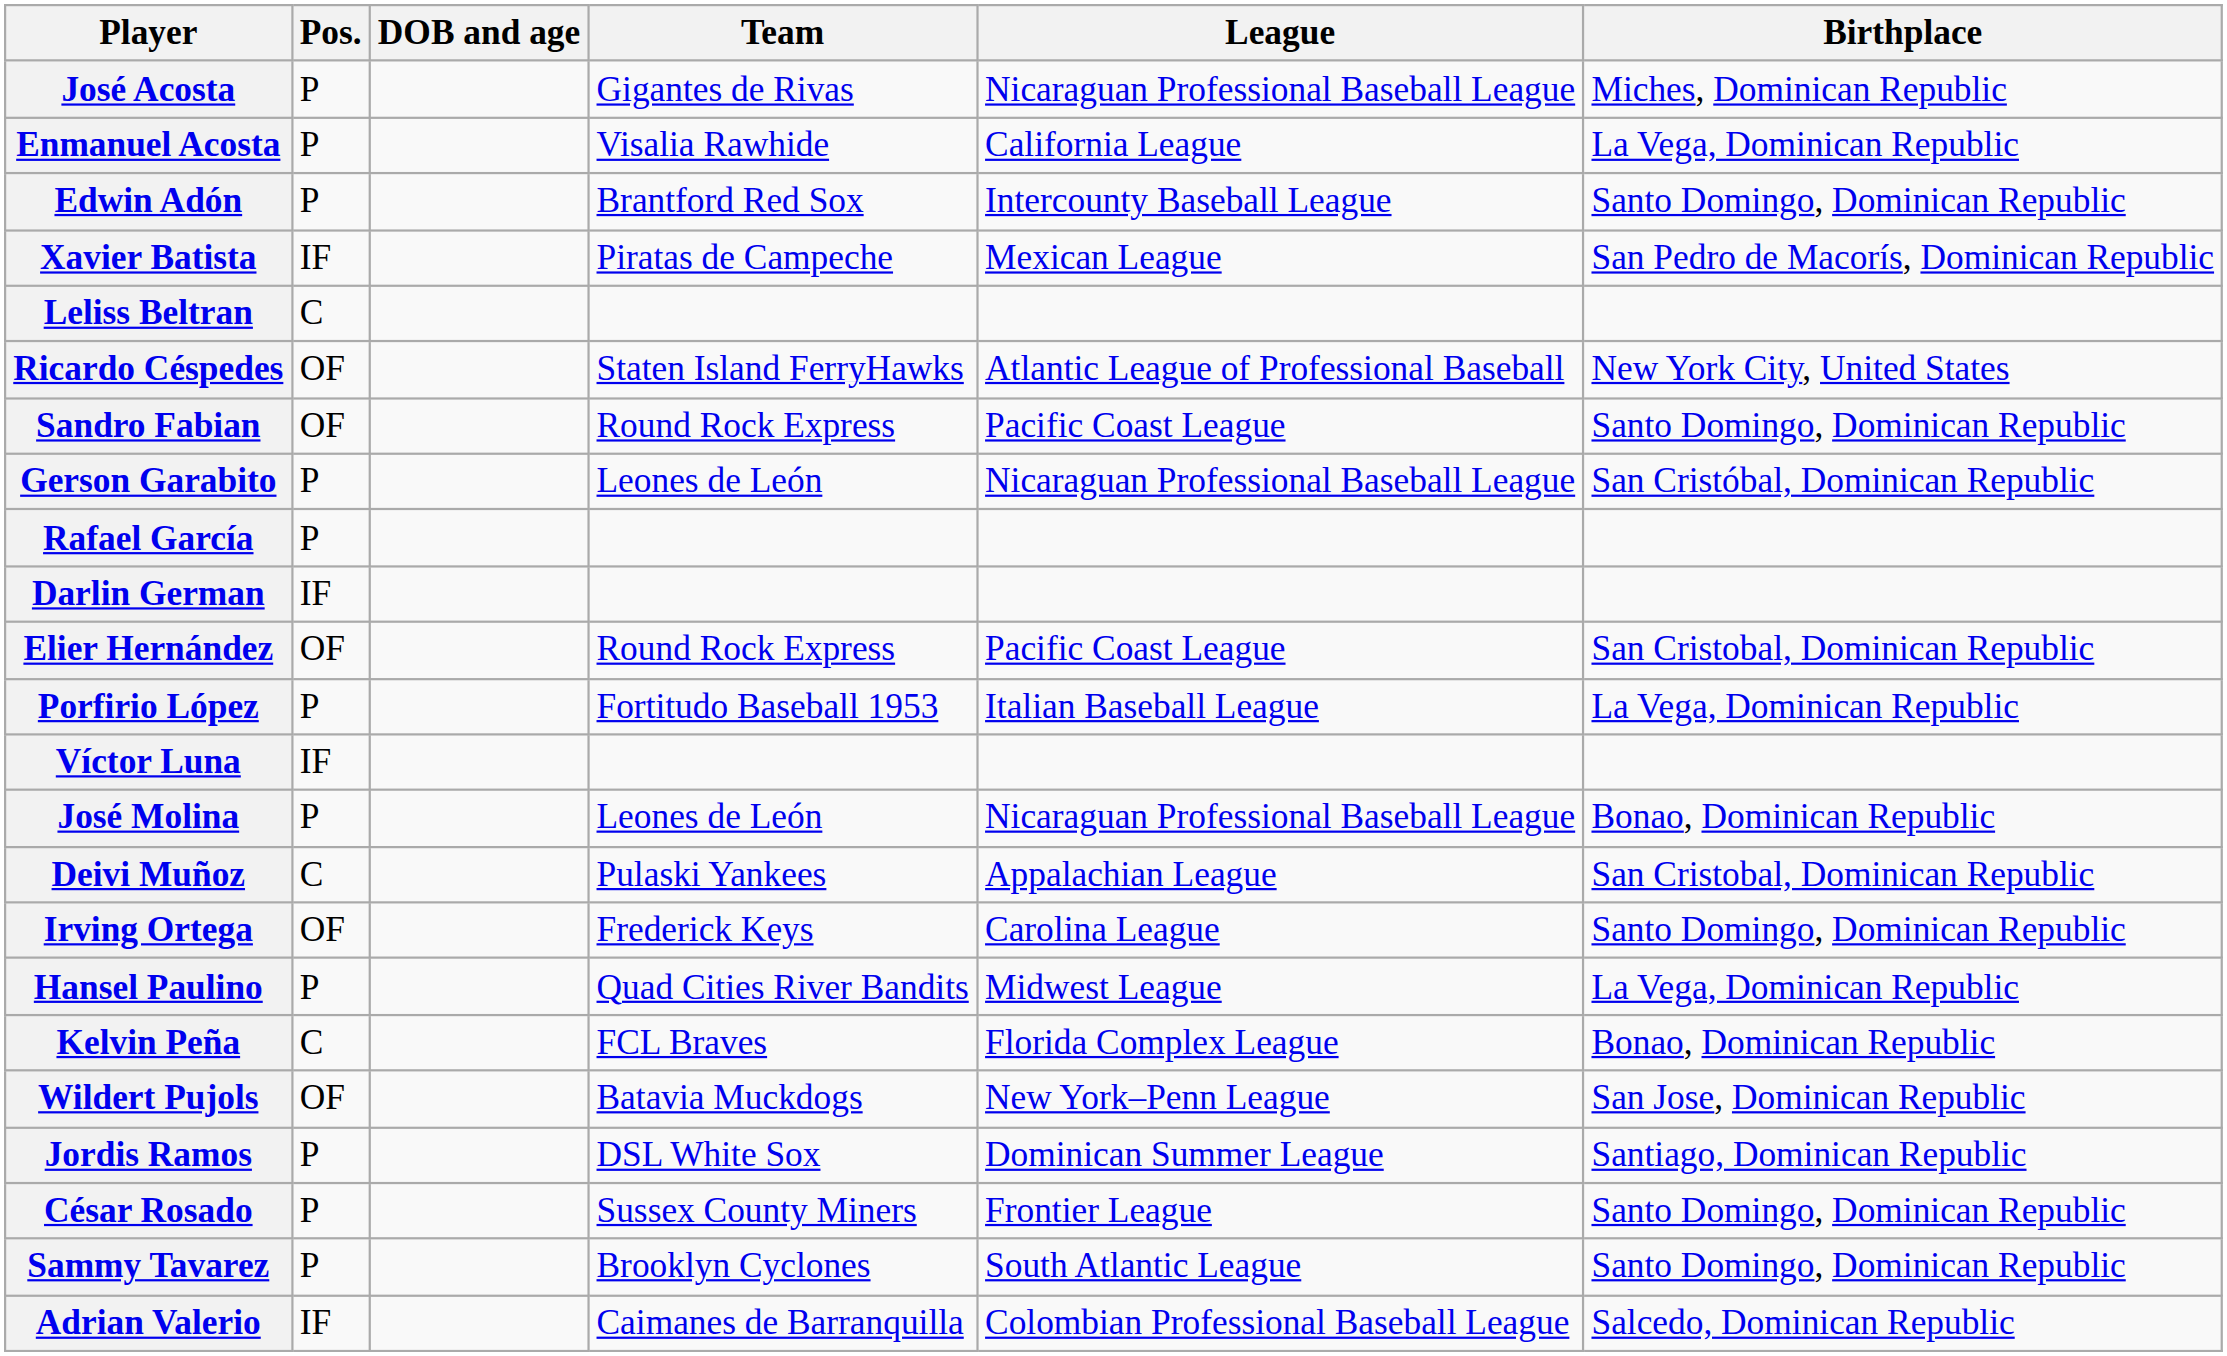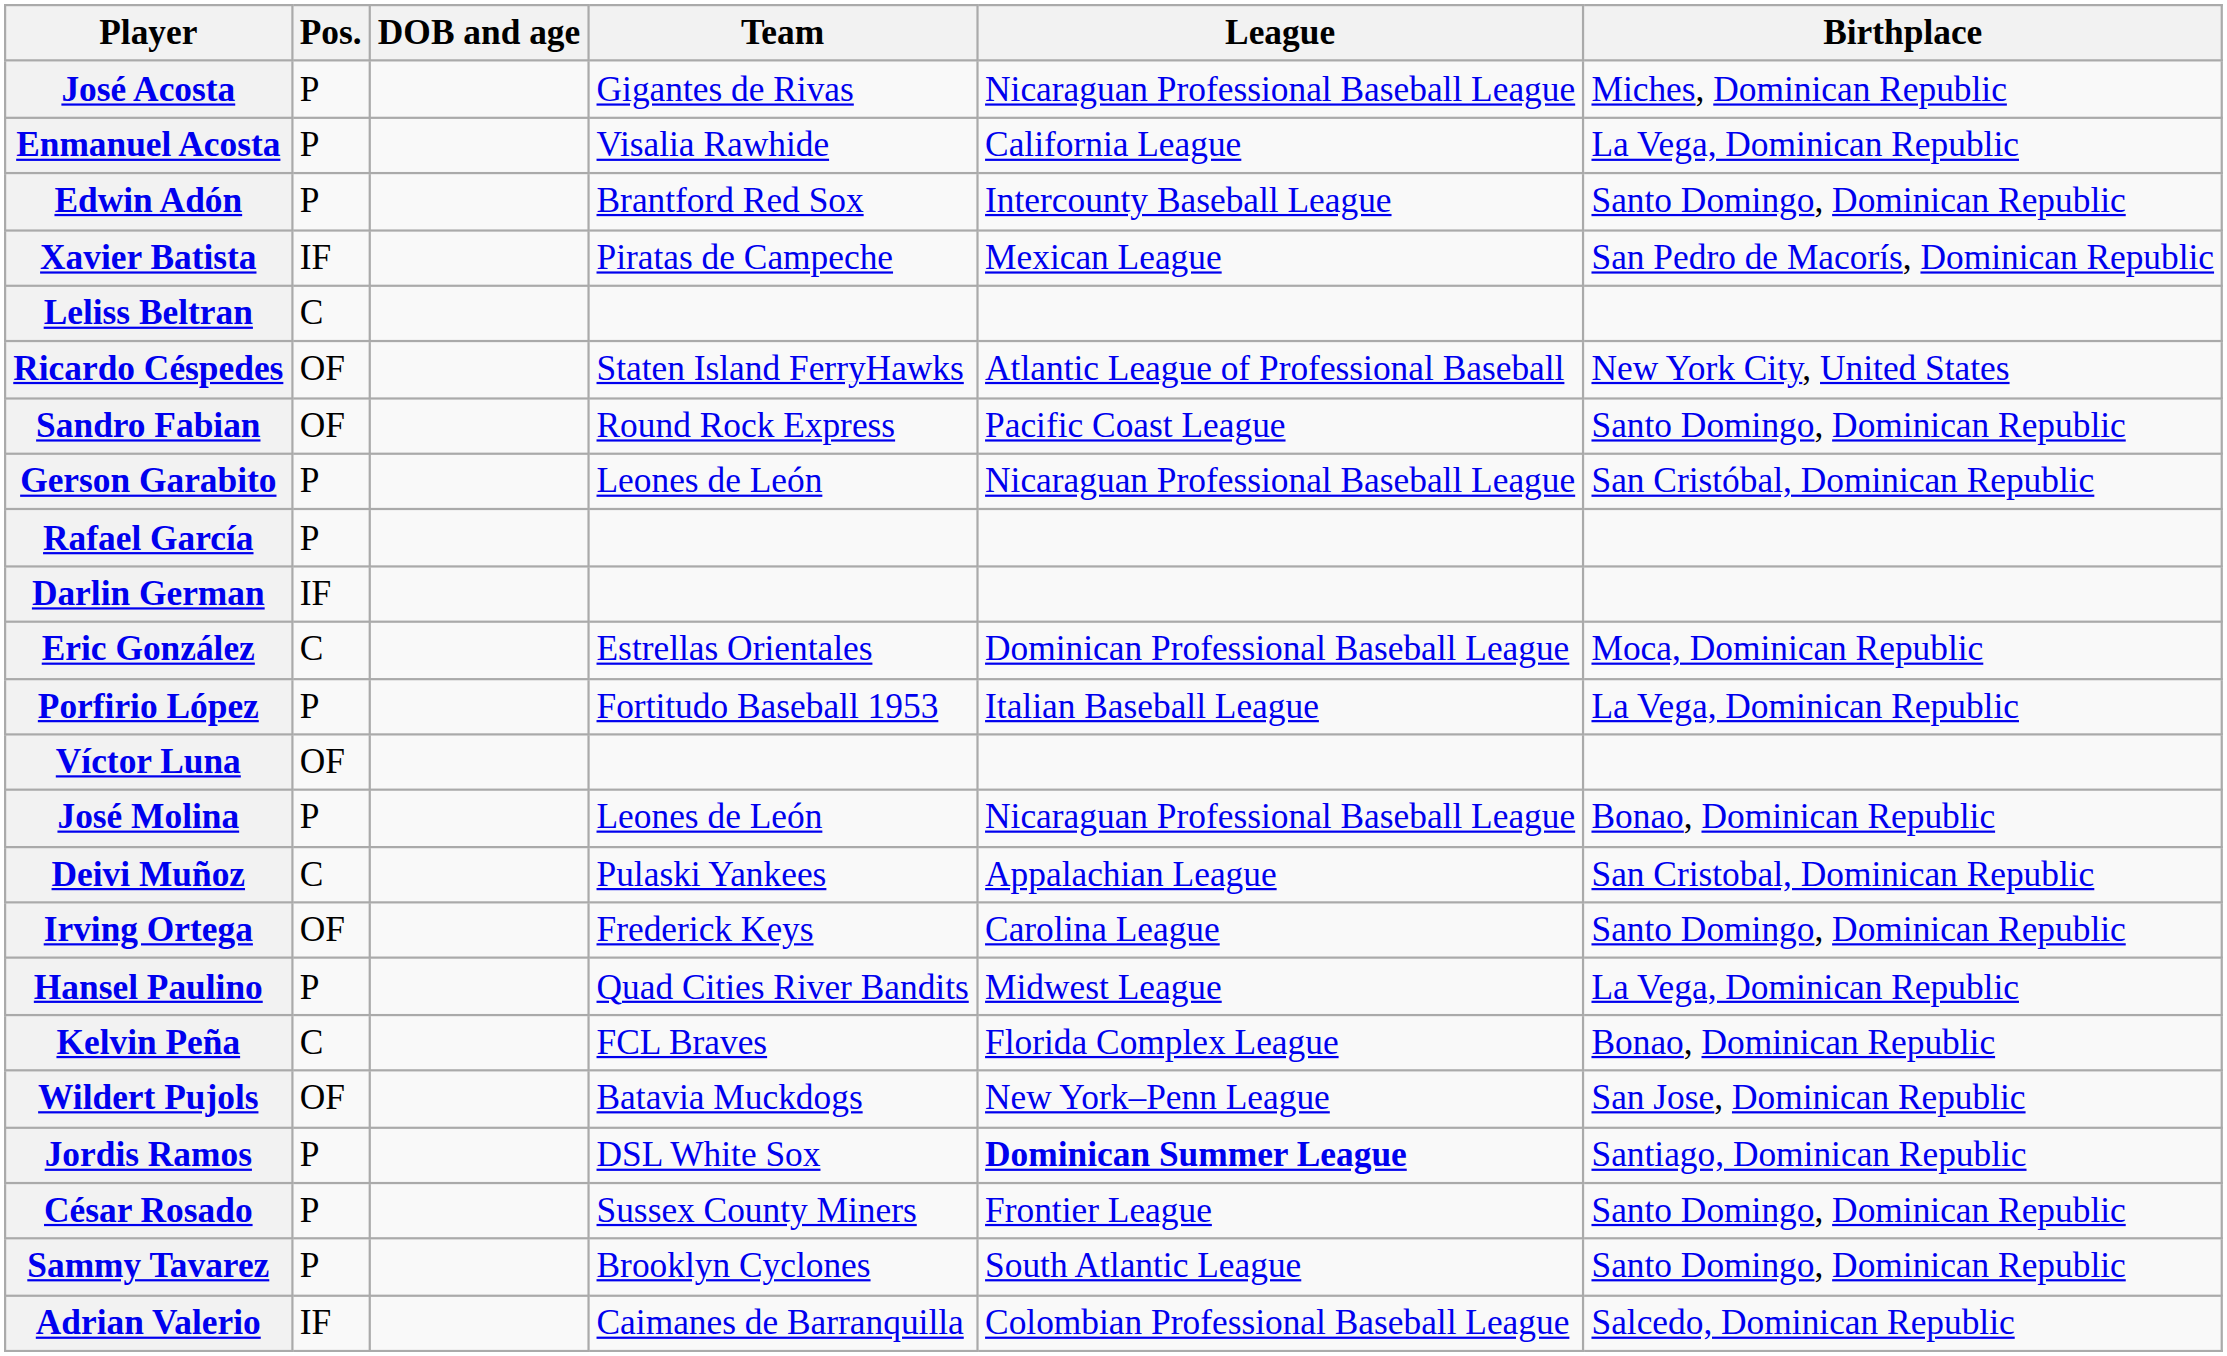+ row: (148, 649)
- row: (148, 649)
(315, 761) IF -> (322, 761) OF
(1184, 1154) normal -> (1196, 1154) bold
